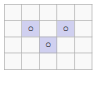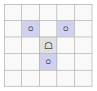+ row: (31, 45)
